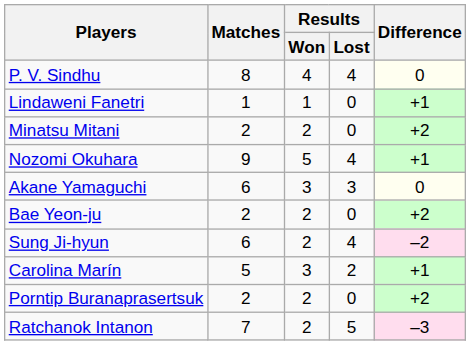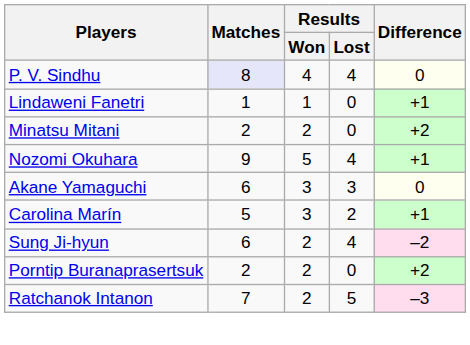(246, 75) no background -> (246, 75) lavender background
- row: (55, 214)
rows swapped: (59, 242) <-> (65, 270)
